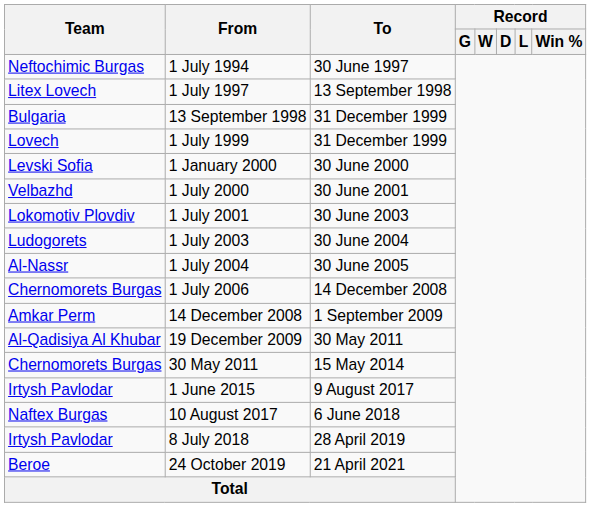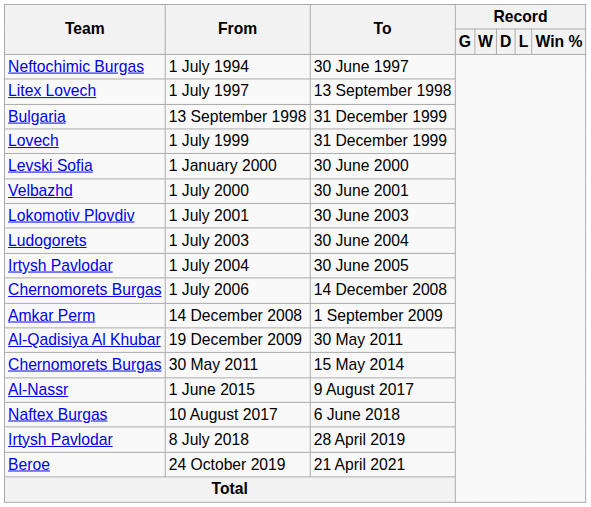(38, 265) Al-Nassr -> (60, 265) Irtysh Pavlodar
(60, 389) Irtysh Pavlodar -> (38, 389) Al-Nassr
